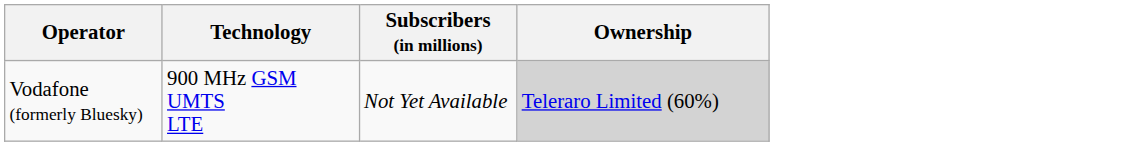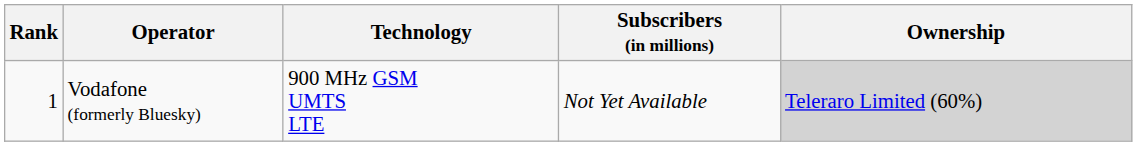+ column: (34, 32)
